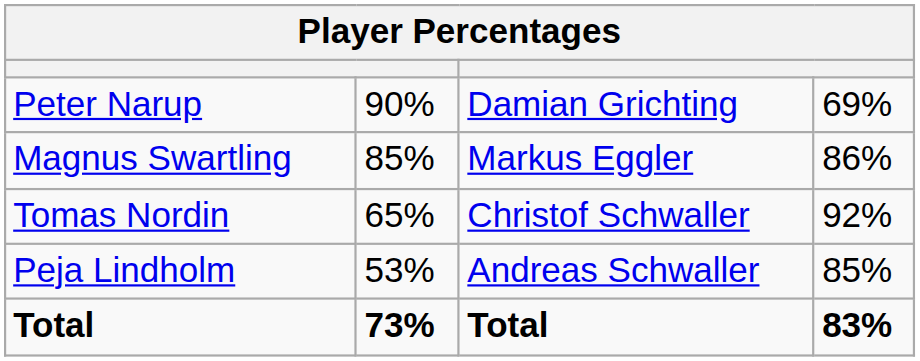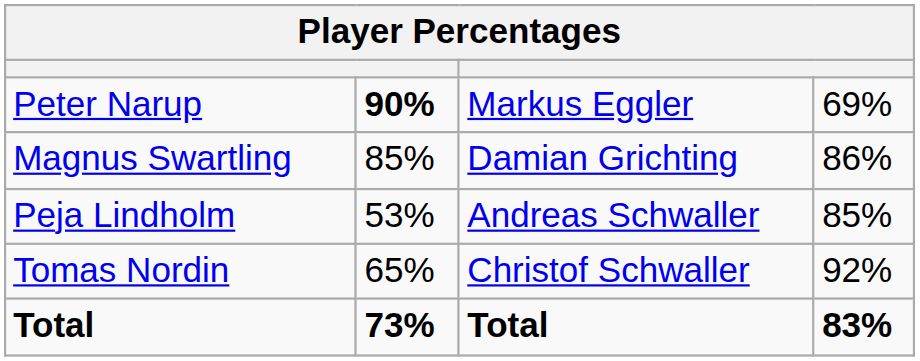(400, 104) normal -> (400, 104) bold
(603, 104) Damian Grichting -> (580, 104) Markus Eggler
(580, 159) Markus Eggler -> (603, 159) Damian Grichting
rows swapped: (121, 215) <-> (124, 270)
